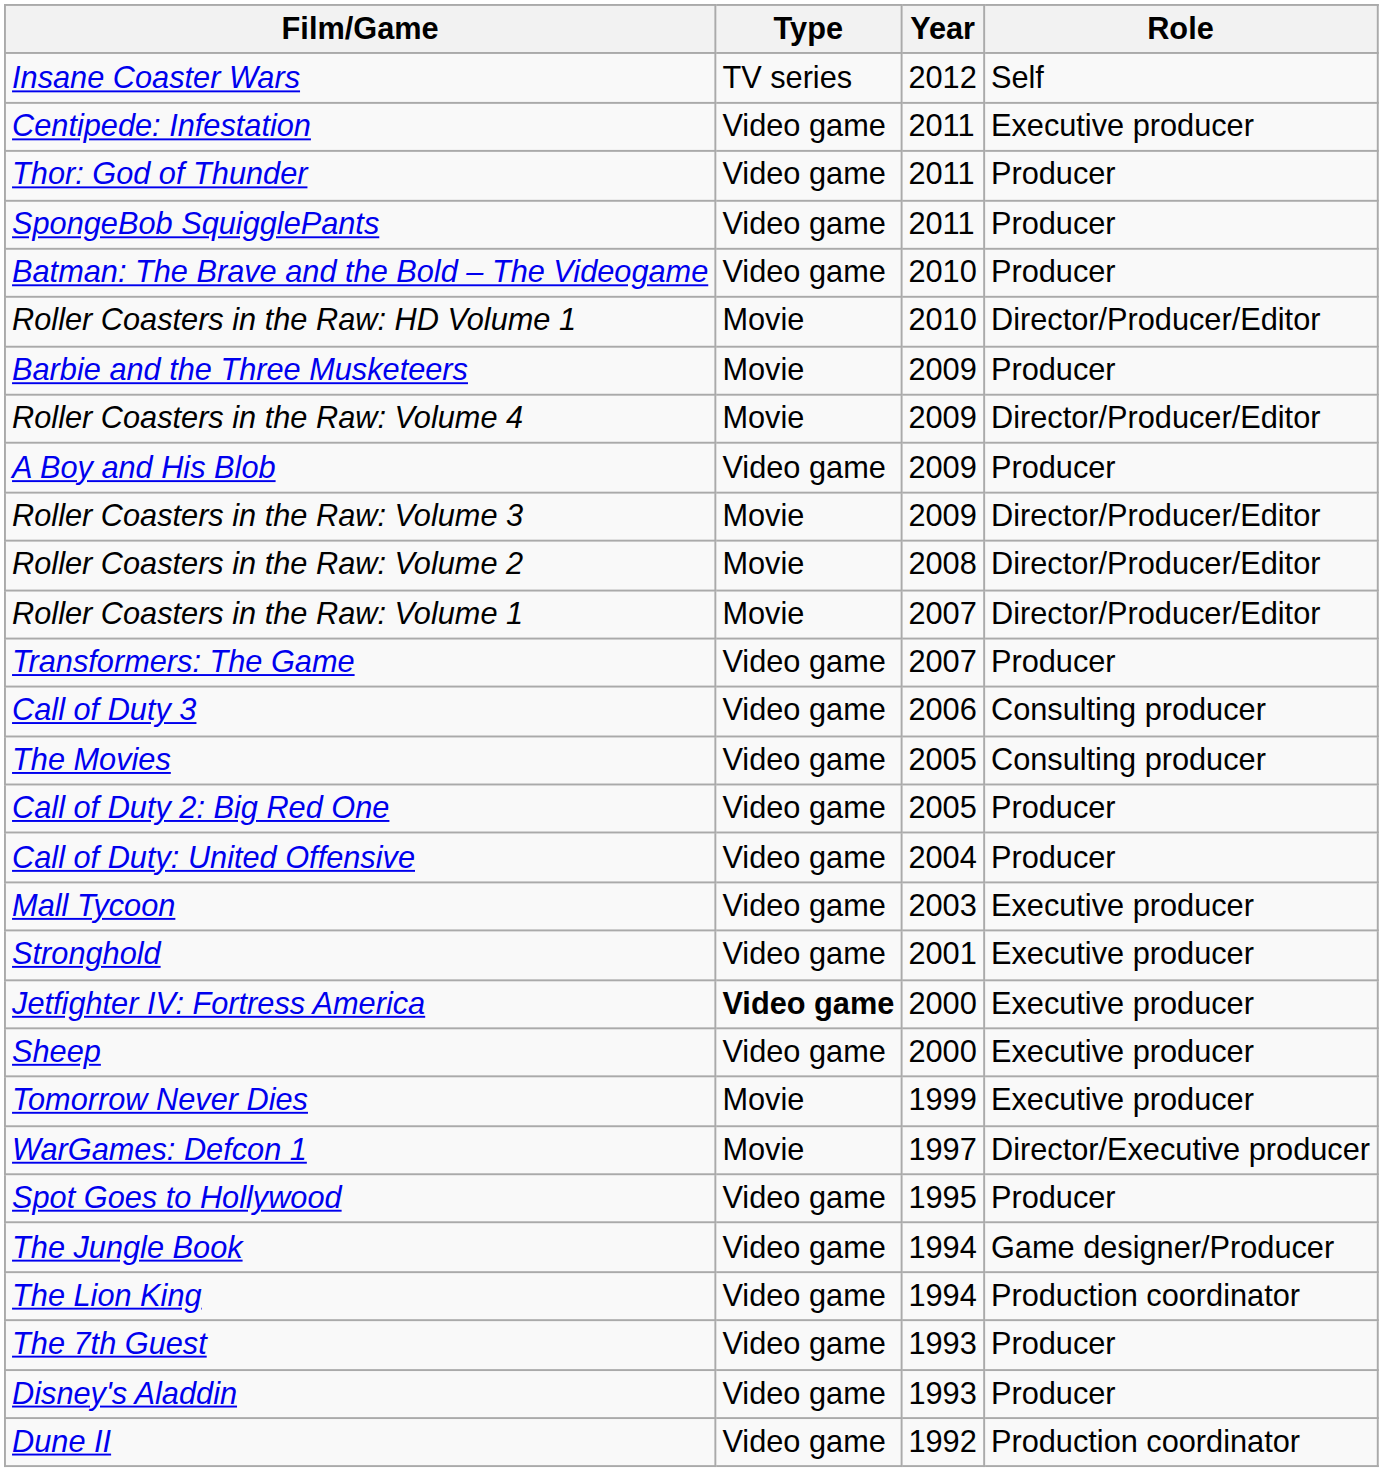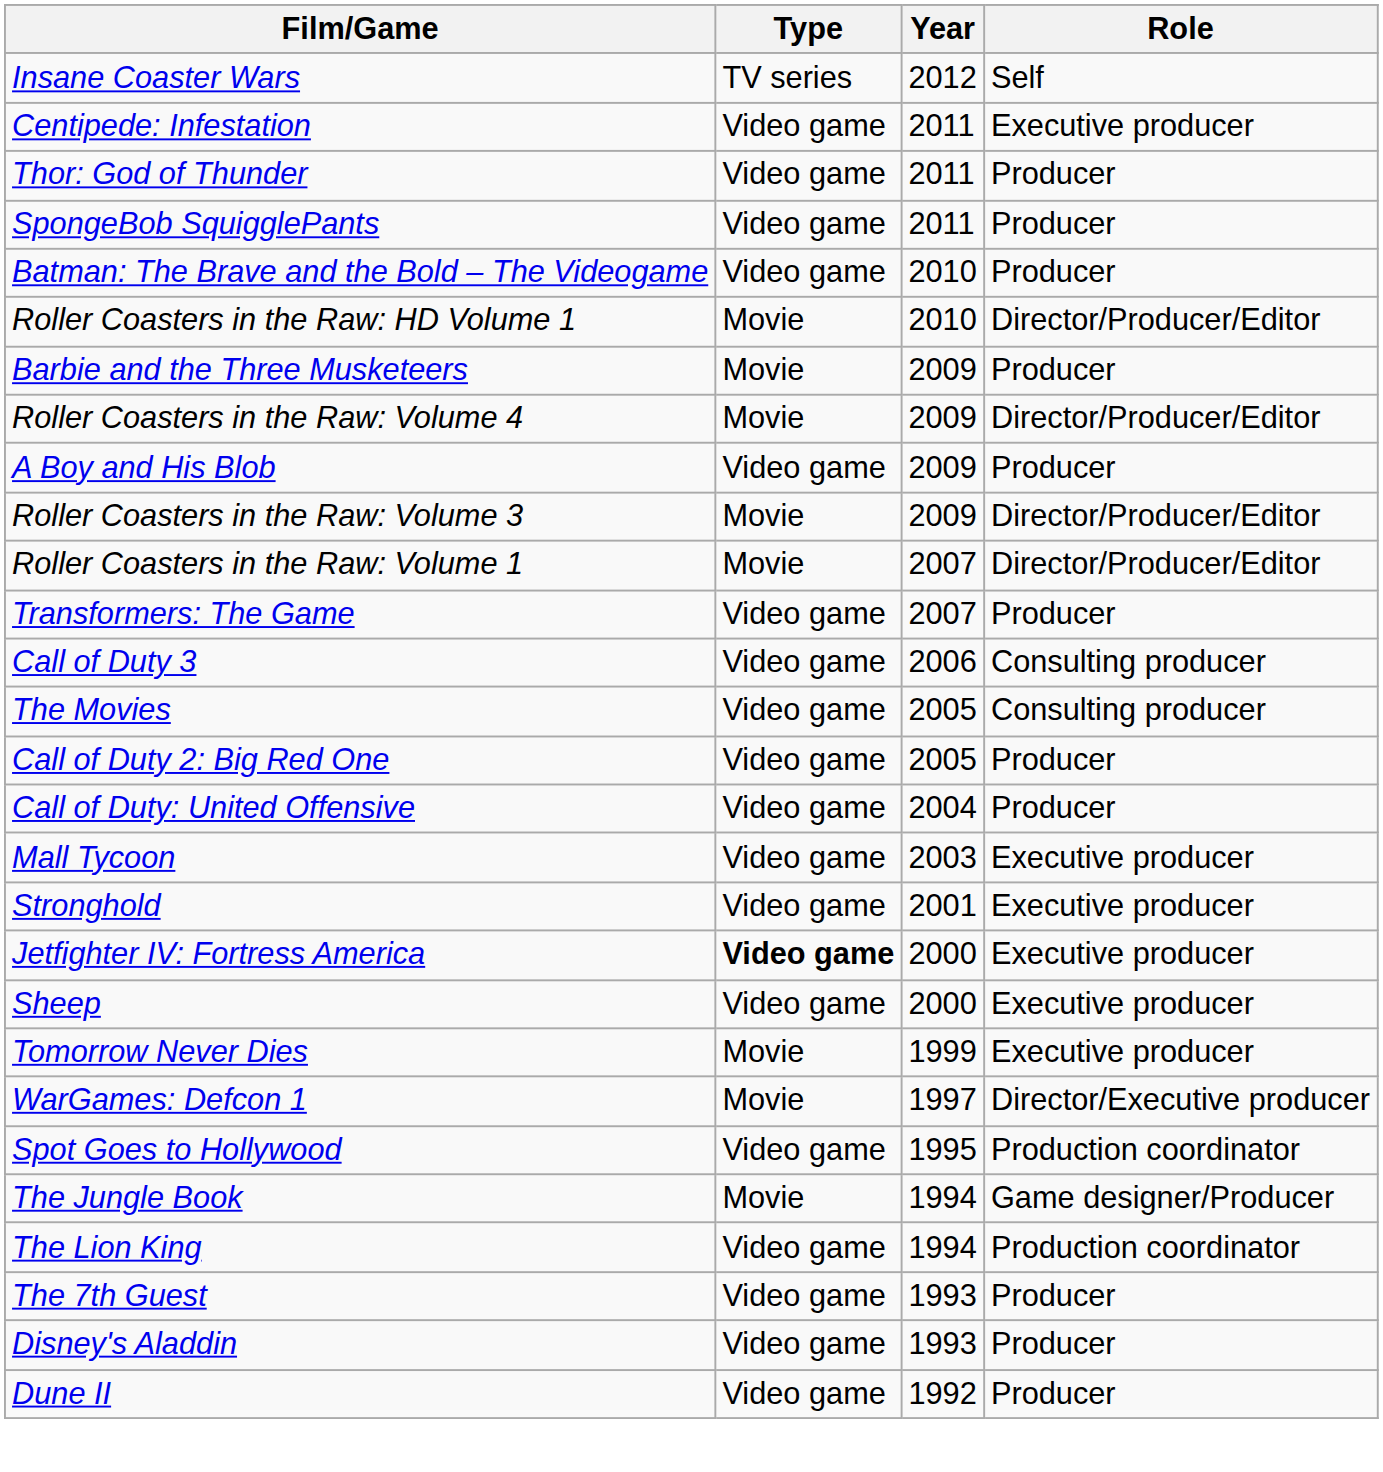- row: (268, 564)
(1053, 1198) Producer -> (1145, 1149) Production coordinator
(804, 1246) Video game -> (763, 1198) Movie
(1145, 1441) Production coordinator -> (1053, 1393) Producer
